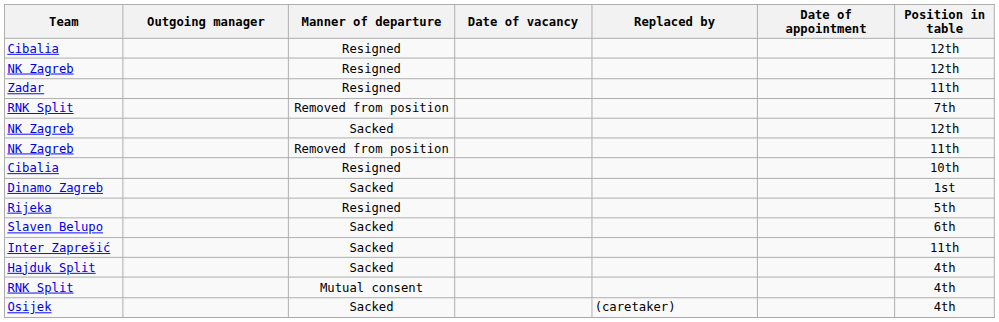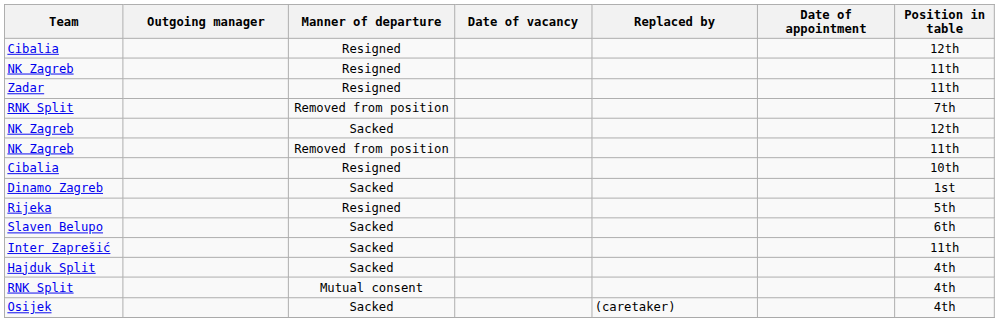(945, 68) 12th -> (945, 68) 11th
